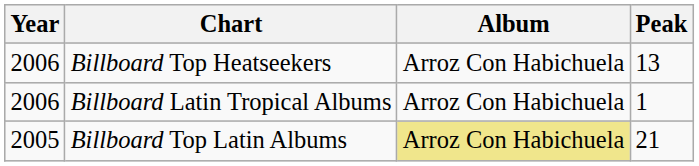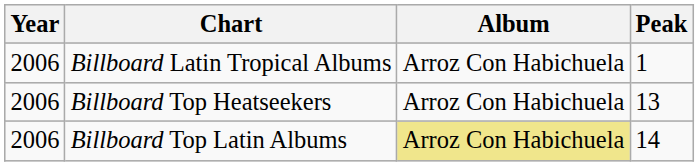rows swapped: (231, 101) <-> (201, 62)
(35, 140) 2005 -> (35, 140) 2006
(648, 140) 21 -> (648, 140) 14
